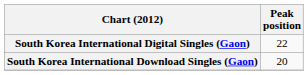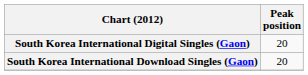(282, 43) 22 -> (282, 43) 20
